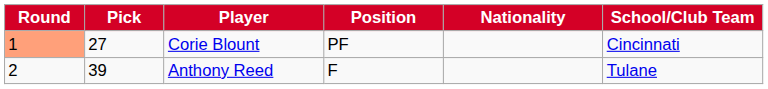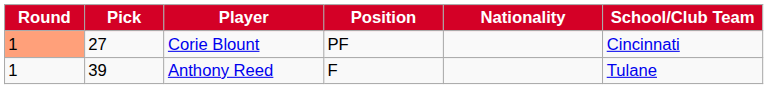(13, 70) 2 -> (13, 70) 1
